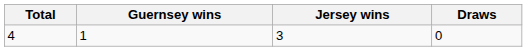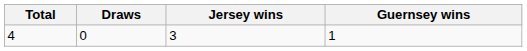columns swapped: (175, 14) <-> (477, 14)
